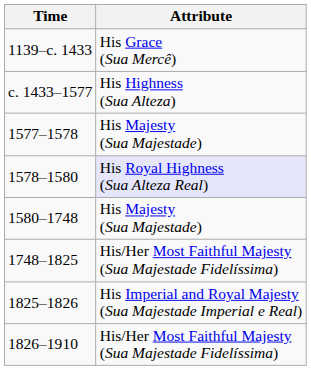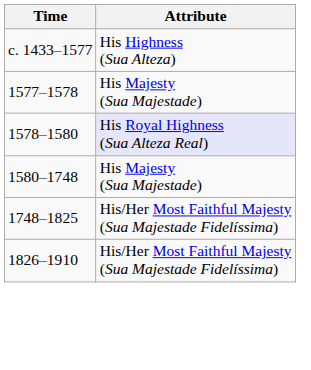- row: (50, 50)
- row: (43, 302)
